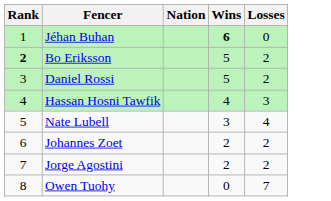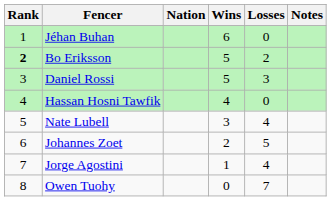+ column: (307, 15)
(226, 36) bold -> (226, 36) normal
(266, 79) 2 -> (266, 79) 3
(266, 100) 3 -> (266, 100) 0
(266, 143) 2 -> (266, 143) 5
(226, 164) 2 -> (226, 164) 1
(266, 164) 2 -> (266, 164) 4
